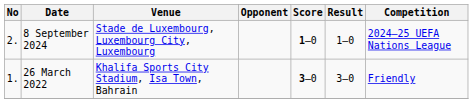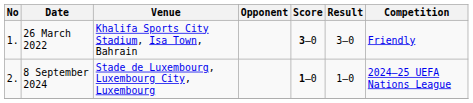rows swapped: (47, 79) <-> (56, 40)
